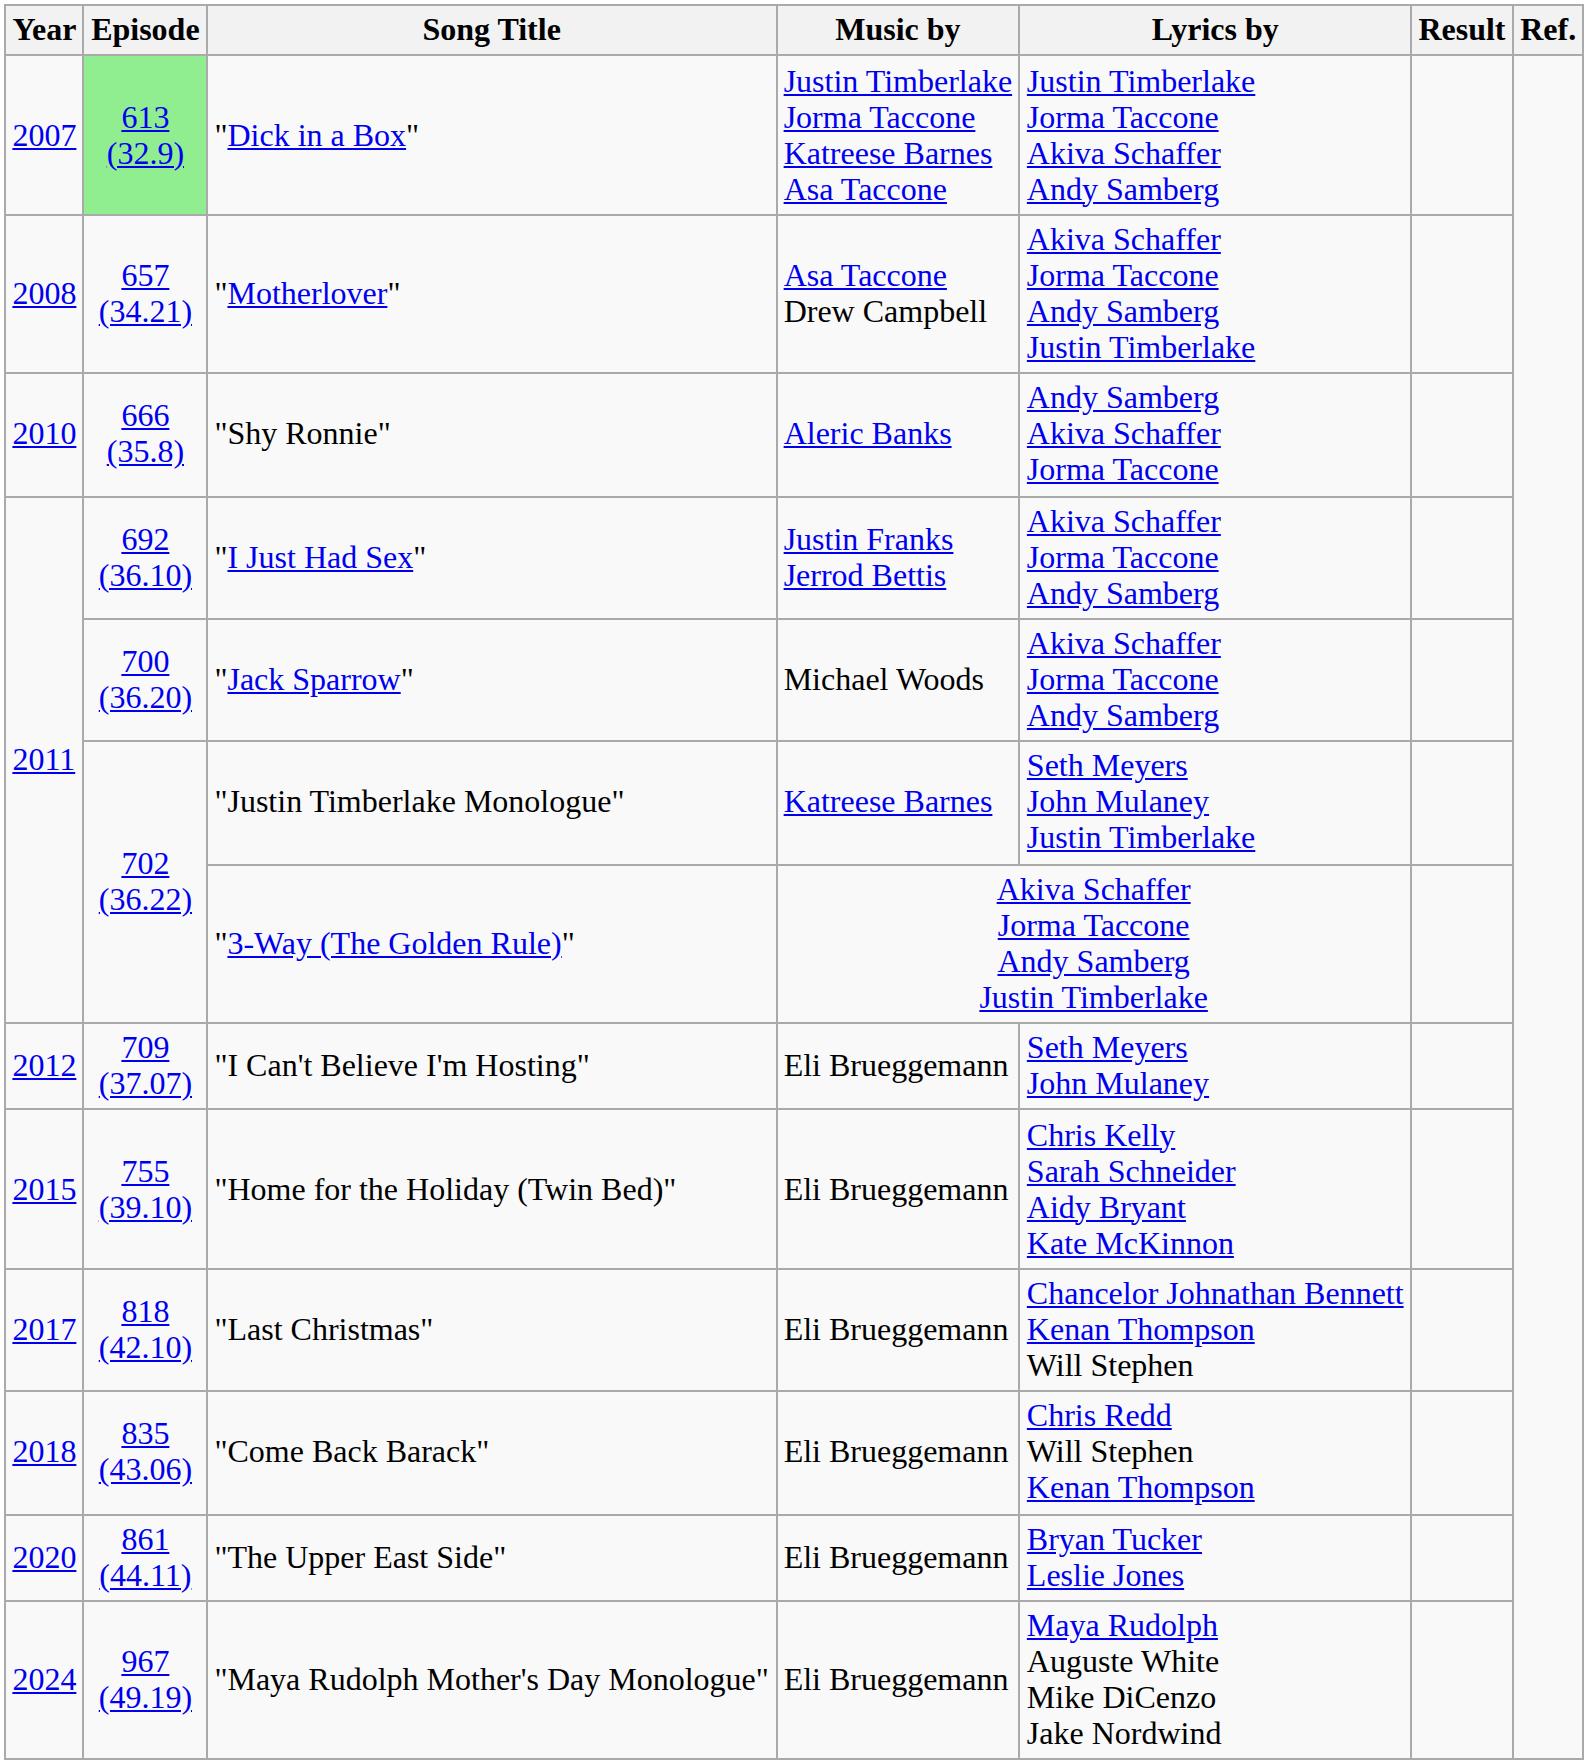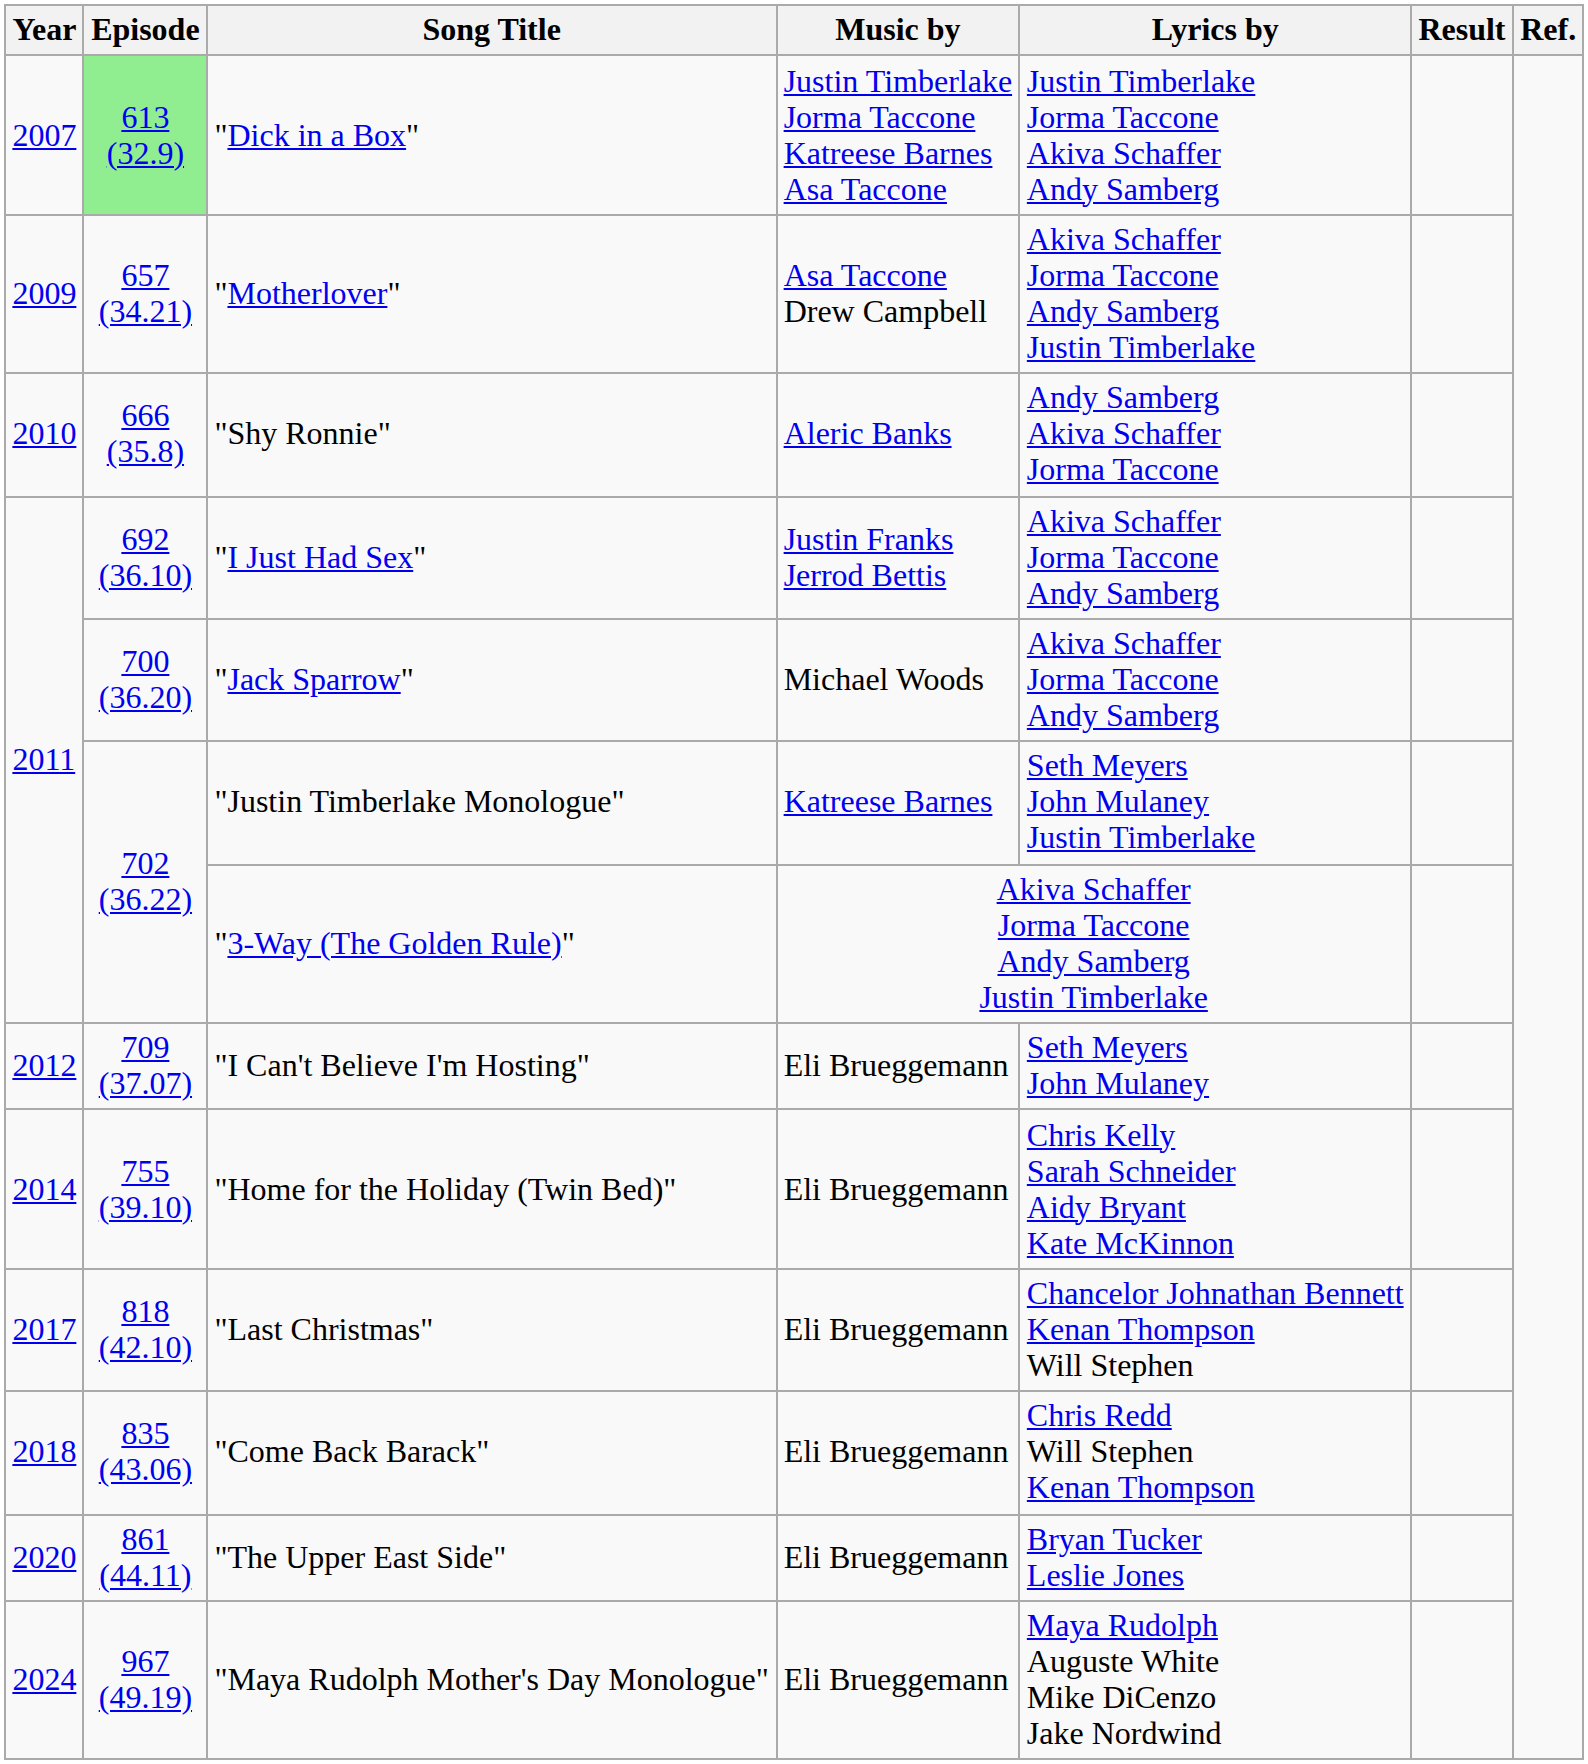(44, 293) 2008 -> (44, 293) 2009
(44, 1188) 2015 -> (44, 1188) 2014
